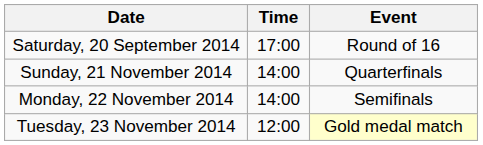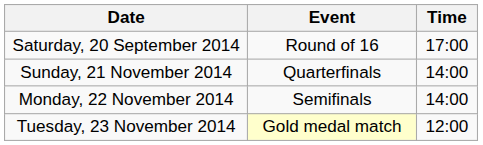columns swapped: (279, 18) <-> (393, 18)
